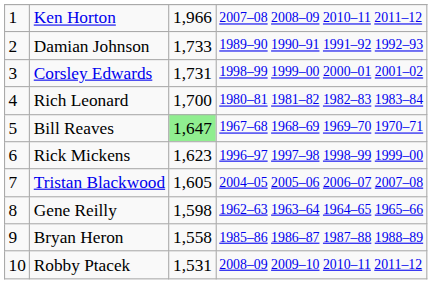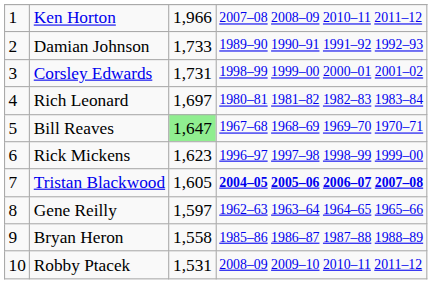(193, 100) 1,700 -> (193, 100) 1,697
(321, 182) normal -> (321, 182) bold
(193, 210) 1,598 -> (193, 210) 1,597
